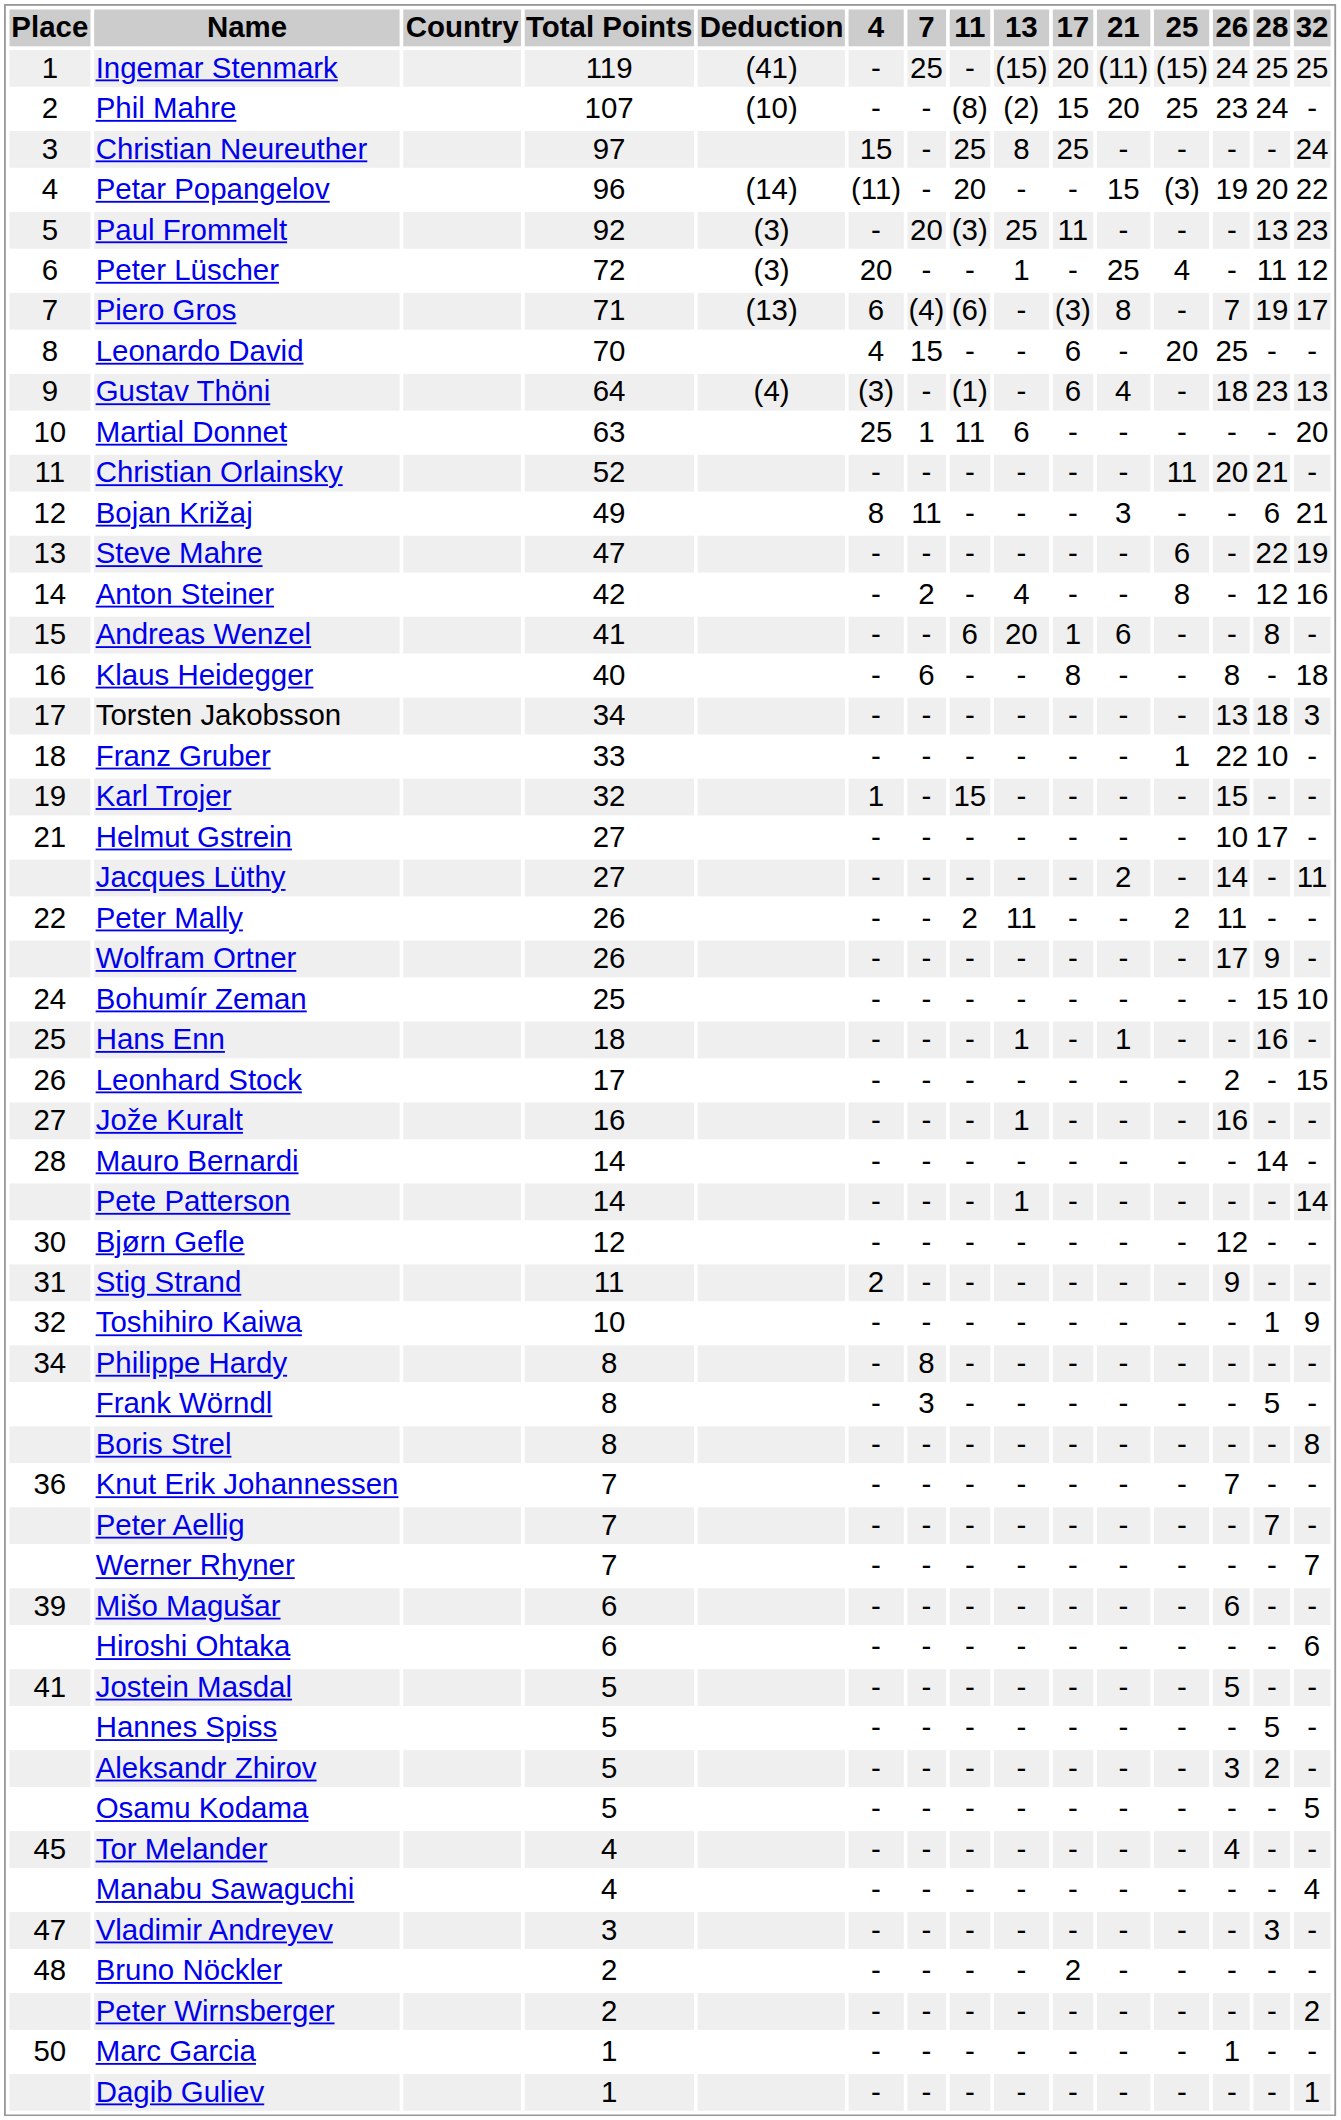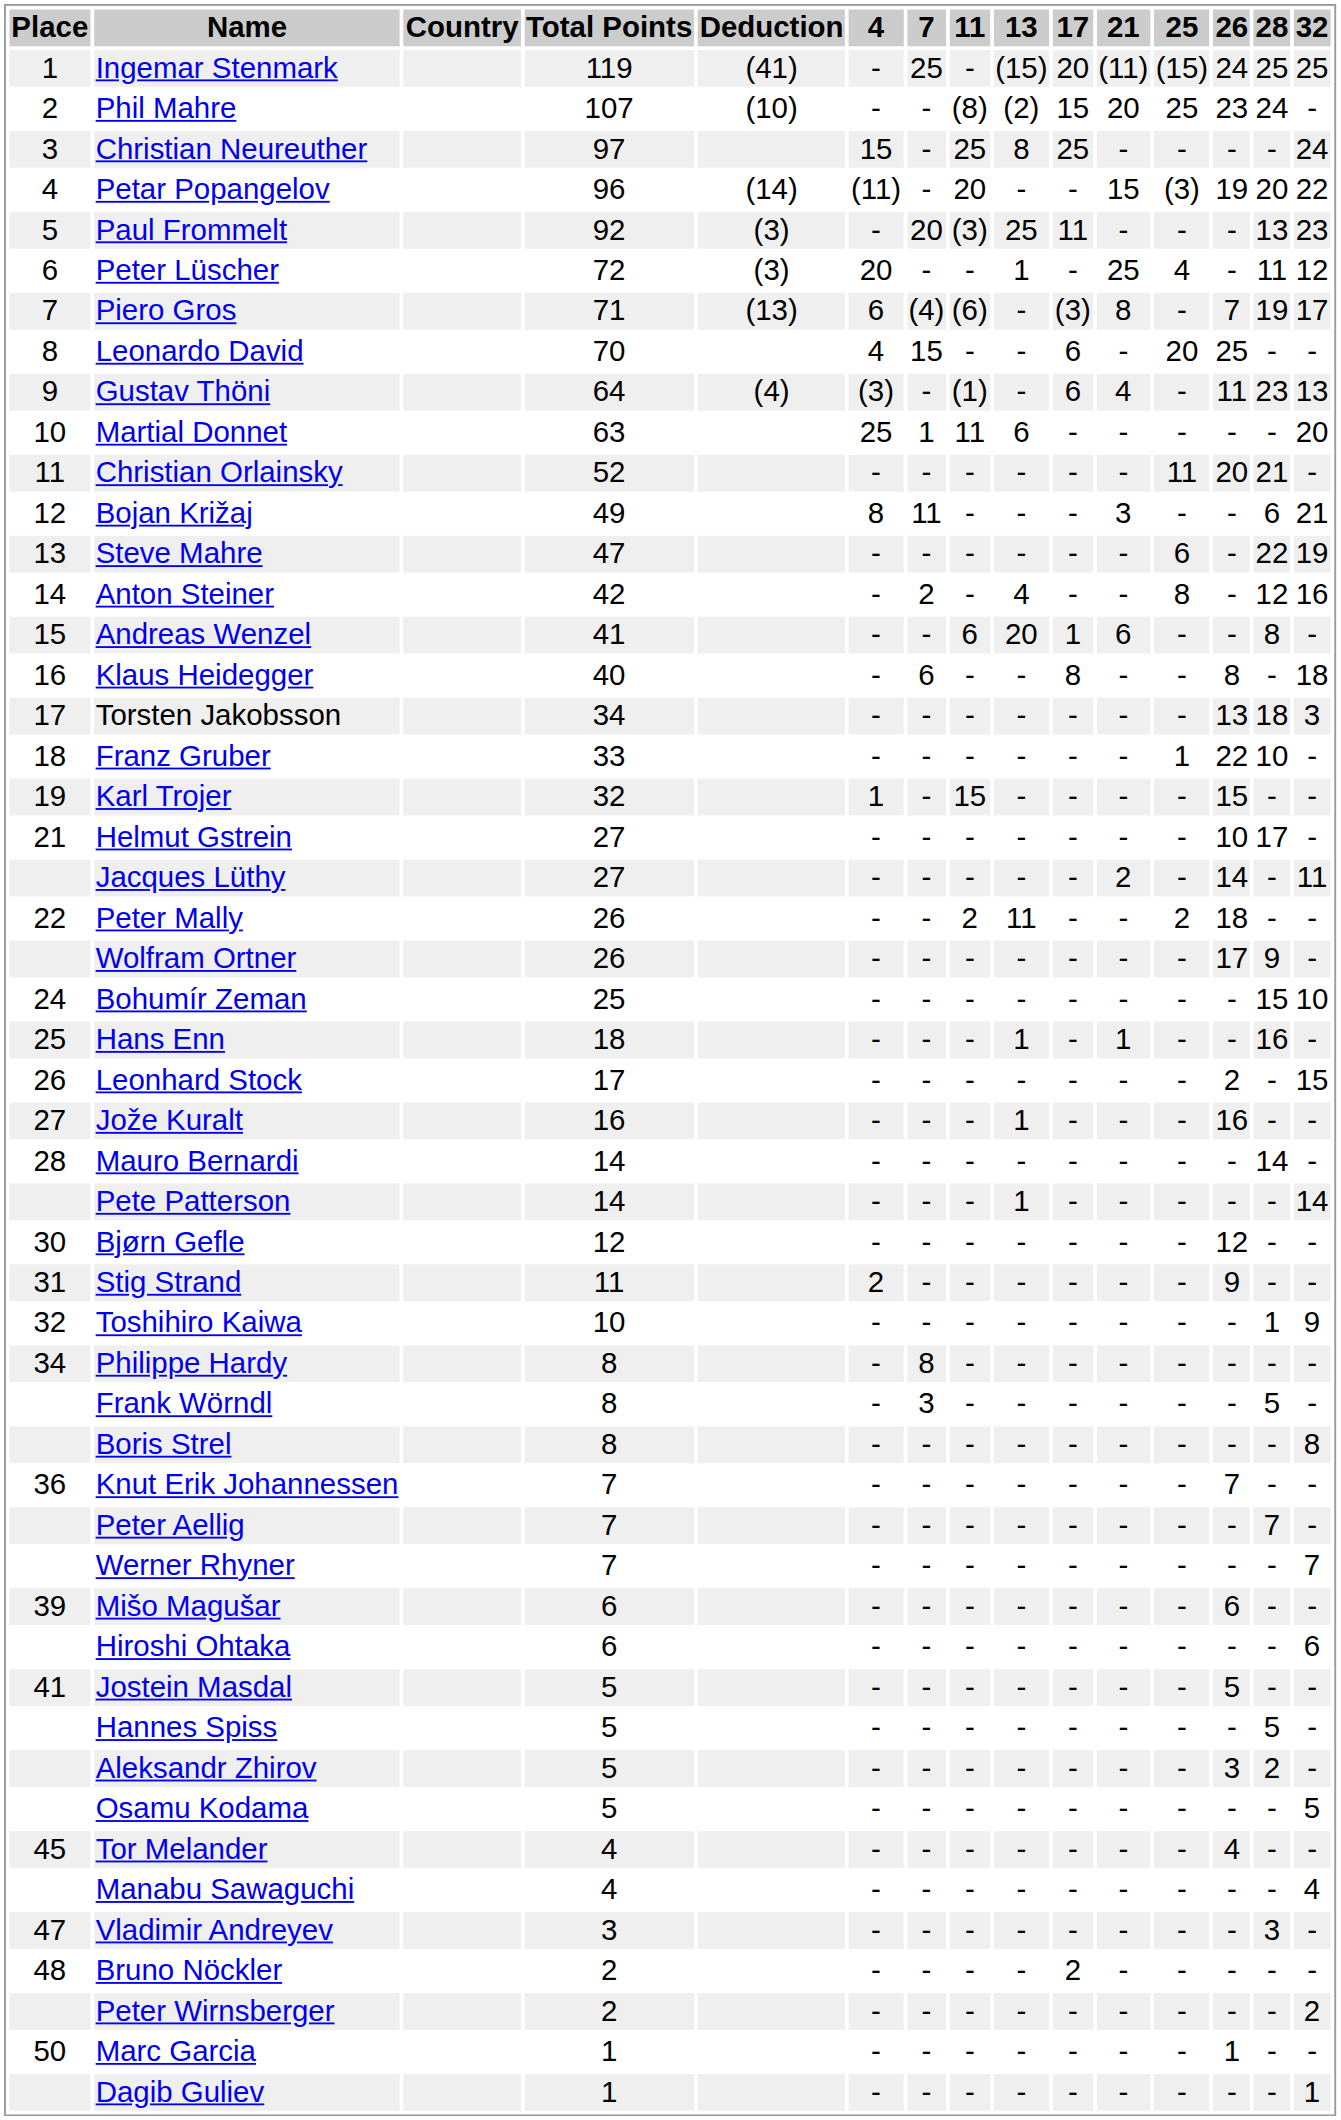(1232, 391) 18 -> (1232, 391) 11
(1232, 918) 11 -> (1232, 918) 18
